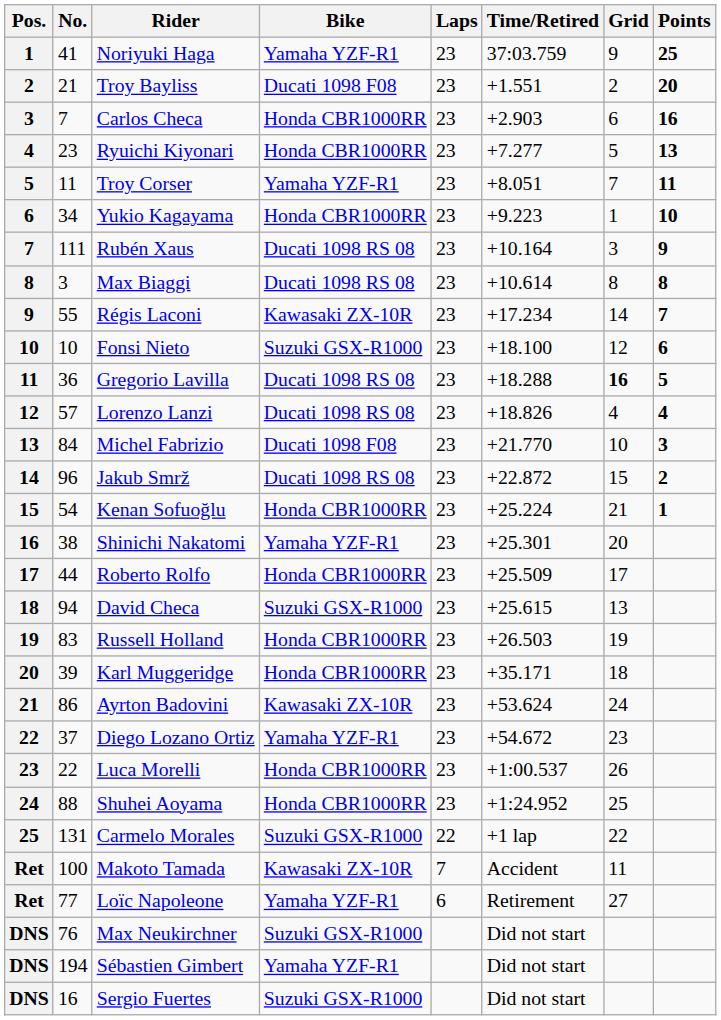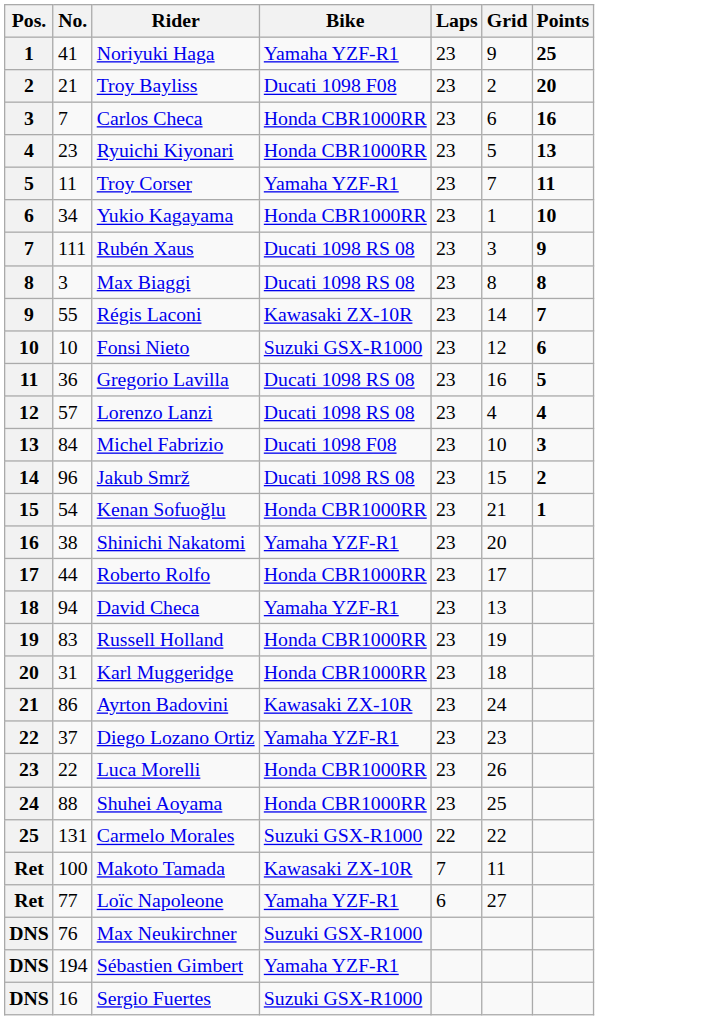- column: (543, 20)
(618, 379) bold -> (497, 379) normal
(343, 607) Suzuki GSX-R1000 -> (331, 607) Yamaha YZF-R1
(68, 672) 39 -> (68, 672) 31
